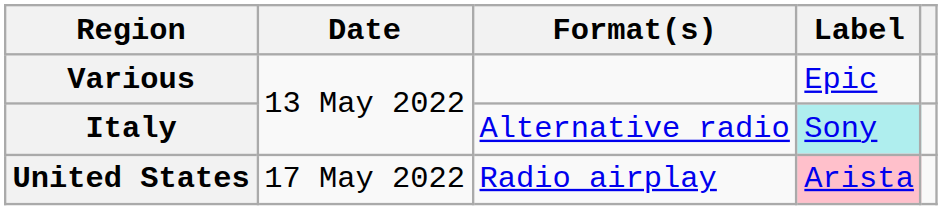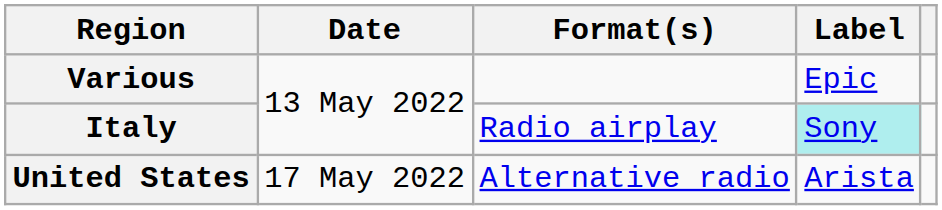(635, 129) Alternative radio -> (598, 129) Radio airplay
(598, 179) Radio airplay -> (635, 179) Alternative radio
(859, 179) pink background -> (859, 179) no background
